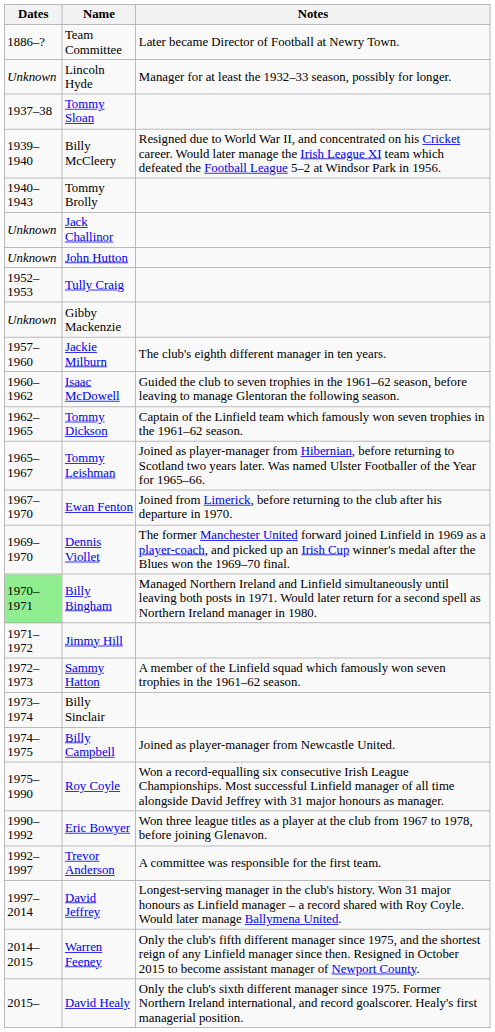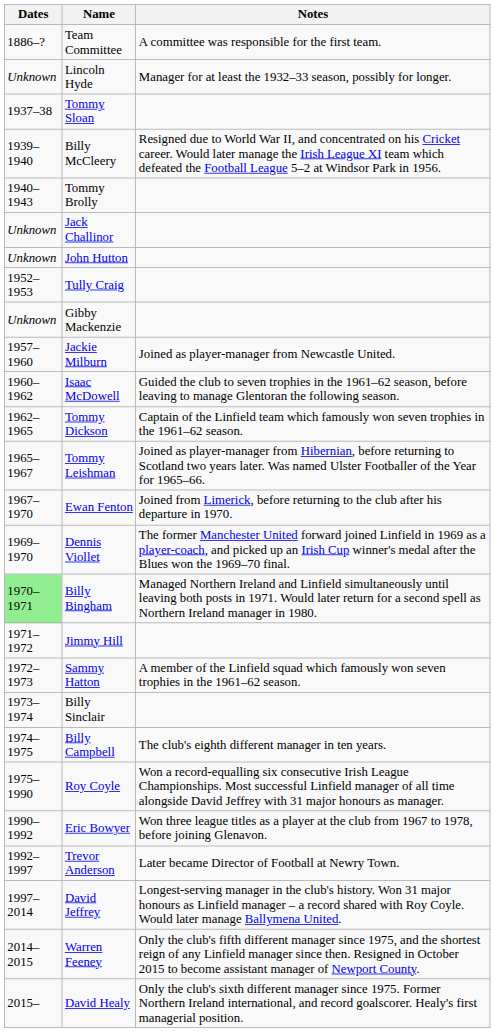(269, 42) Later became Director of Football at Newry Town. -> (260, 42) A committee was responsible for the first team.
(263, 354) The club's eighth different manager in ten years. -> (267, 354) Joined as player-manager from Newcastle United.
(267, 744) Joined as player-manager from Newcastle United. -> (263, 744) The club's eighth different manager in ten years.
(260, 863) A committee was responsible for the first team. -> (269, 863) Later became Director of Football at Newry Town.
